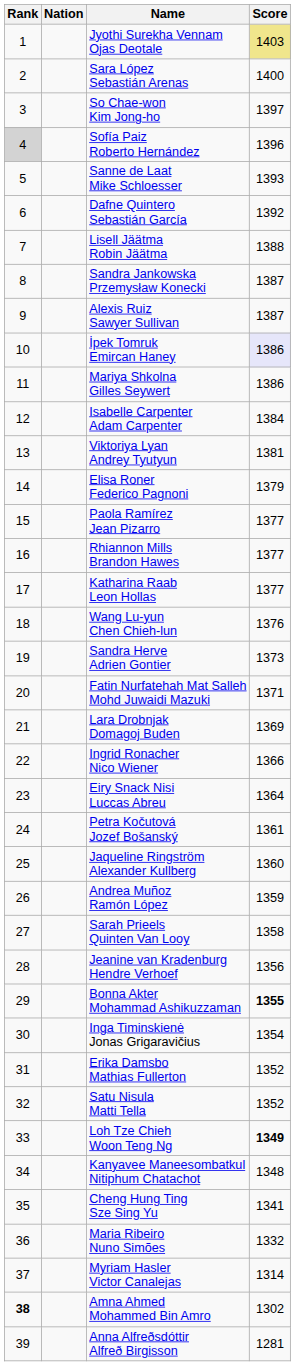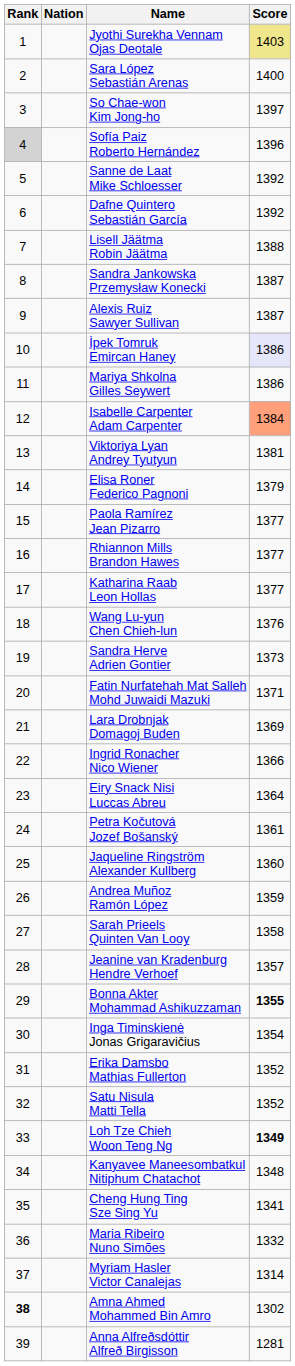(270, 178) 1393 -> (270, 178) 1392
(270, 418) no background -> (270, 418) lightsalmon background
(270, 966) 1356 -> (270, 966) 1357
